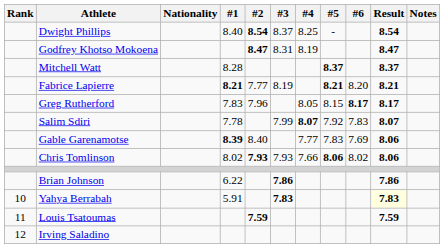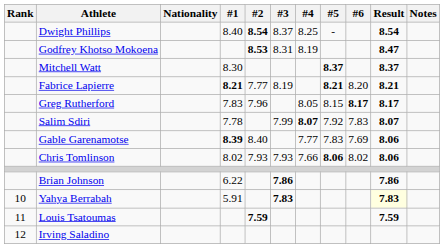(258, 49) 8.47 -> (258, 49) 8.53
(233, 67) 8.28 -> (233, 67) 8.30
(258, 157) bold -> (258, 157) normal
